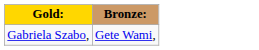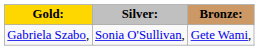+ column: (140, 14)
